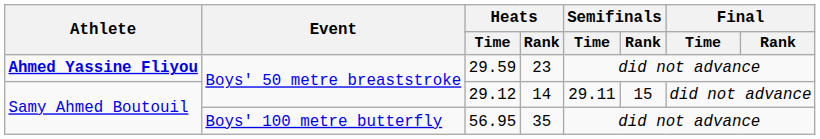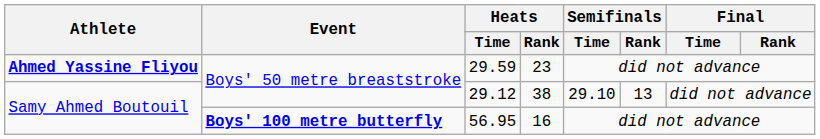(542, 94) 14 -> (542, 94) 38
(592, 94) 29.11 -> (592, 94) 29.10
(643, 94) 15 -> (643, 94) 13
(324, 121) normal -> (324, 121) bold
(542, 121) 35 -> (542, 121) 16
